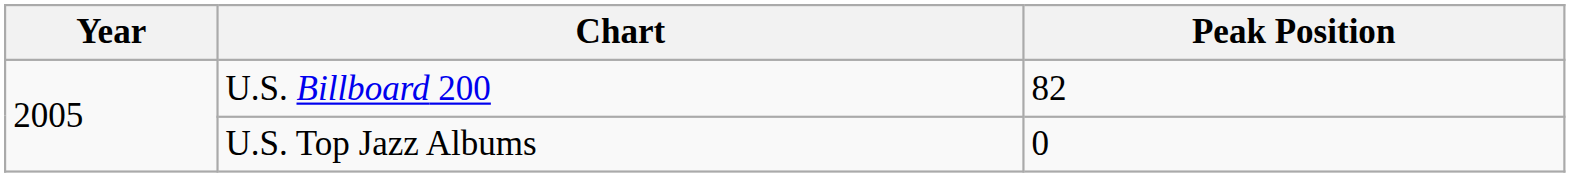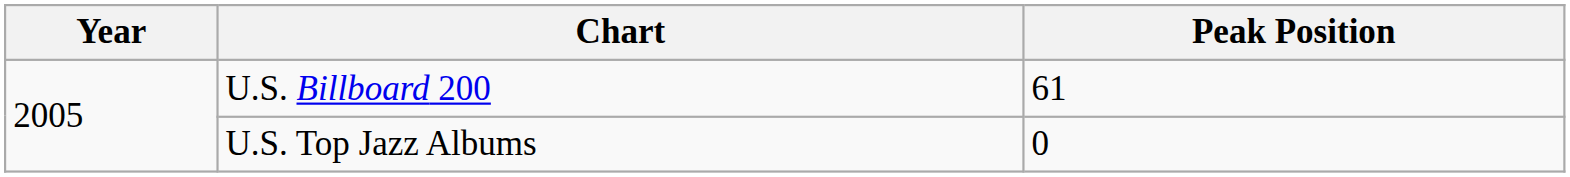(1049, 87) 82 -> (1049, 87) 61
